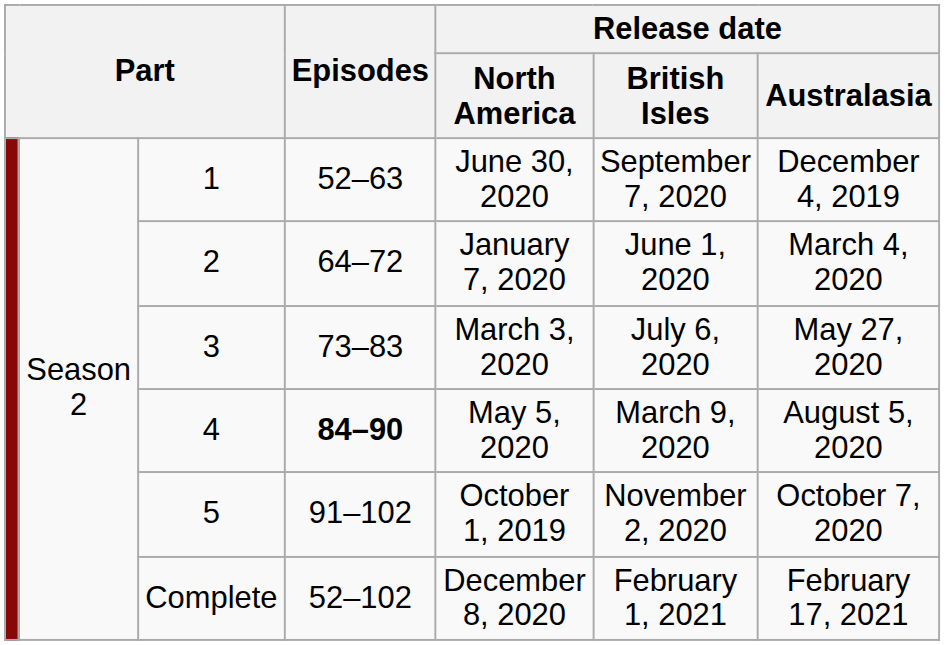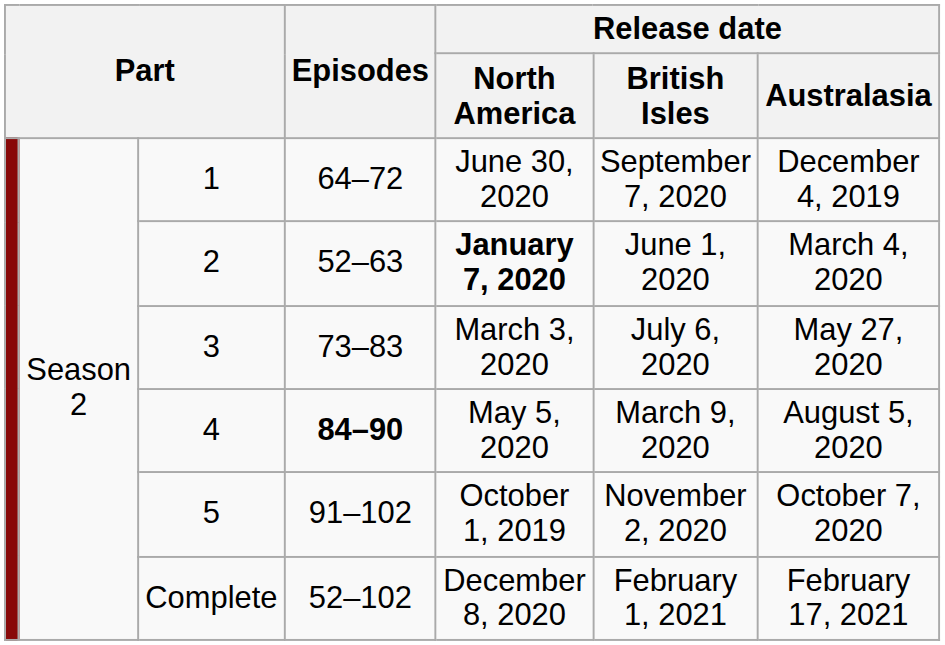(360, 179) 52–63 -> (360, 179) 64–72
(360, 262) 64–72 -> (360, 262) 52–63
(514, 262) normal -> (514, 262) bold
